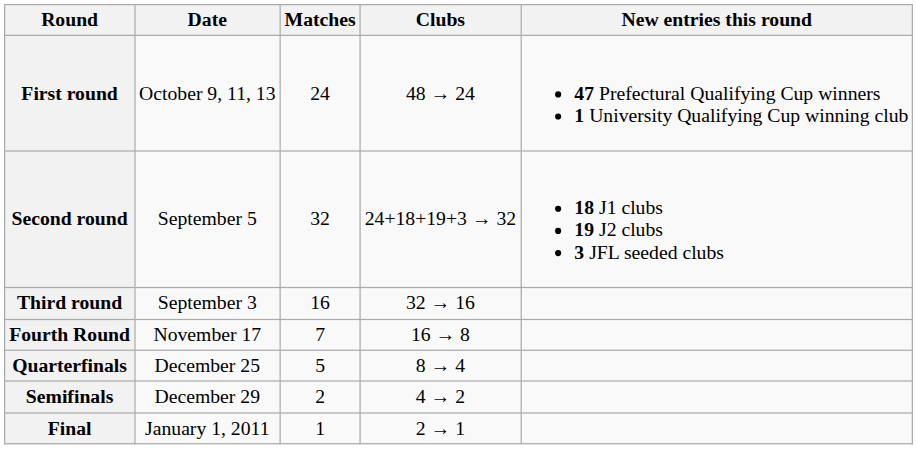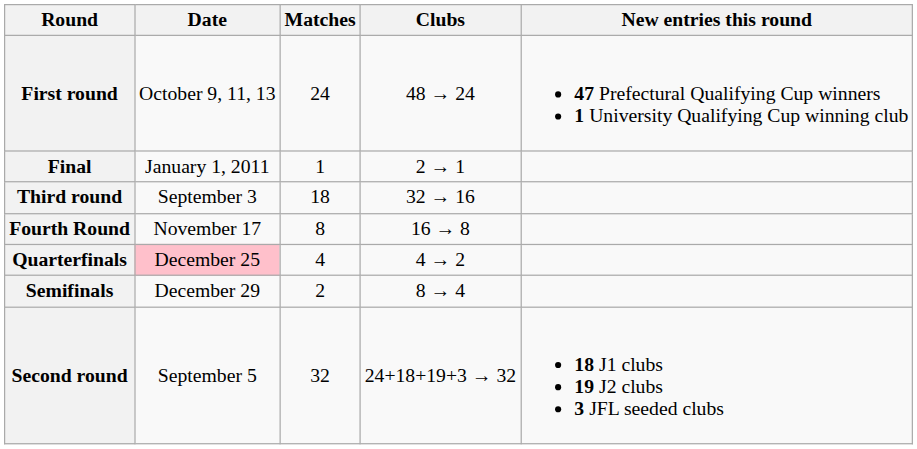rows swapped: (70, 219) <-> (70, 428)
(320, 303) 16 -> (320, 197) 18
(320, 334) 7 -> (320, 228) 8
(207, 365) no background -> (207, 259) pink background
(320, 365) 5 -> (320, 259) 4
(440, 365) 8 → 4 -> (440, 259) 4 → 2
(440, 396) 4 → 2 -> (440, 291) 8 → 4
